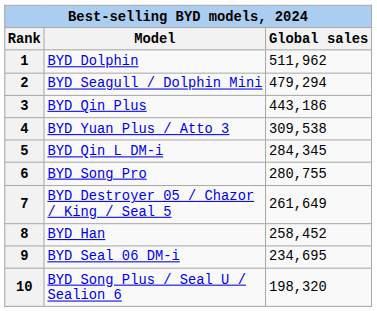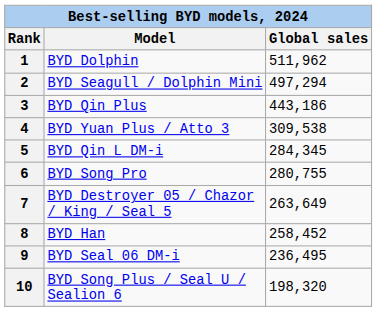(298, 84) 479,294 -> (298, 84) 497,294
(298, 204) 261,649 -> (298, 204) 263,649
(298, 257) 234,695 -> (298, 257) 236,495
